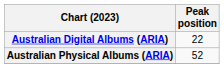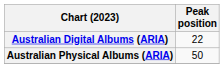(197, 55) 52 -> (197, 55) 50
